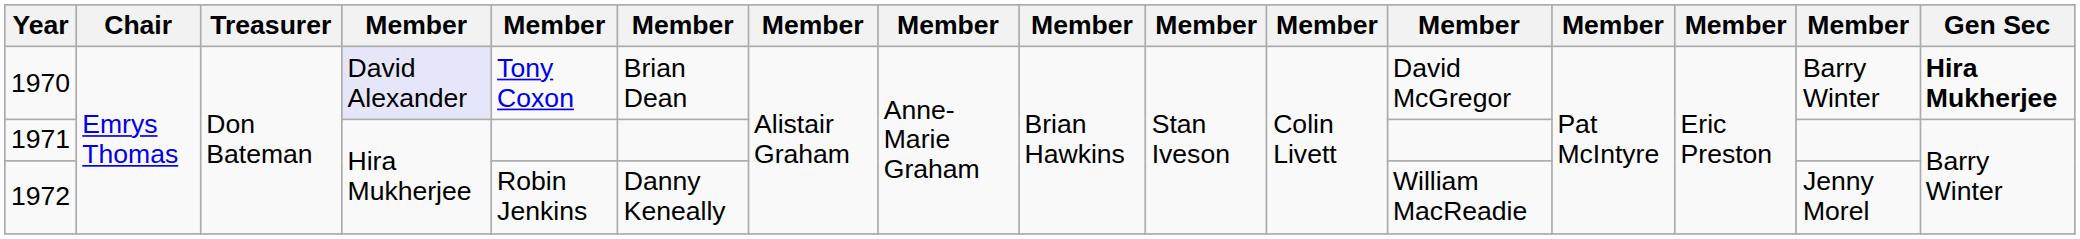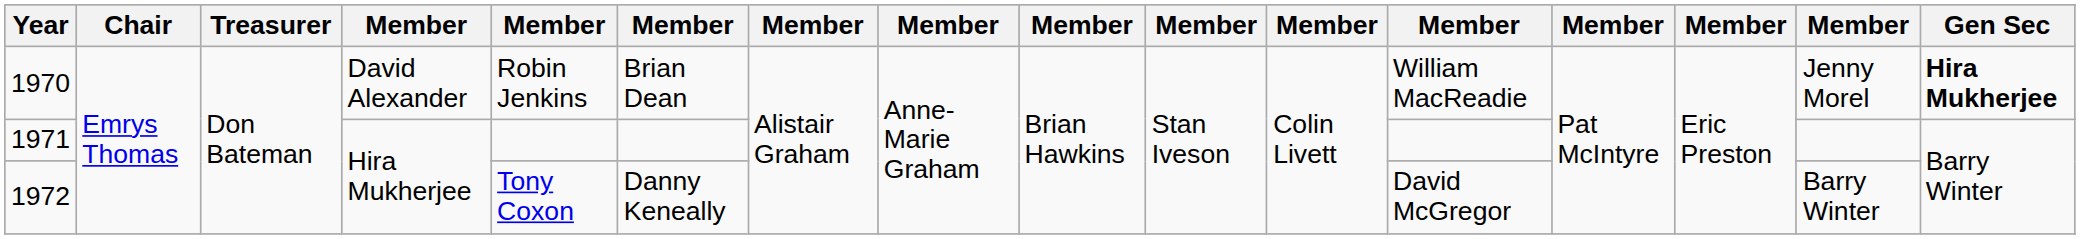(407, 82) lavender background -> (407, 82) no background
(536, 82) Tony Coxon -> (542, 82) Robin Jenkins
(1452, 82) David McGregor -> (1460, 82) William MacReadie
(1841, 82) Barry Winter -> (1838, 82) Jenny Morel
(542, 196) Robin Jenkins -> (536, 196) Tony Coxon
(1460, 196) William MacReadie -> (1452, 196) David McGregor
(1838, 196) Jenny Morel -> (1841, 196) Barry Winter
